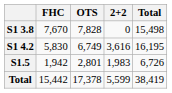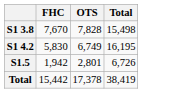- column: (118, 12)
